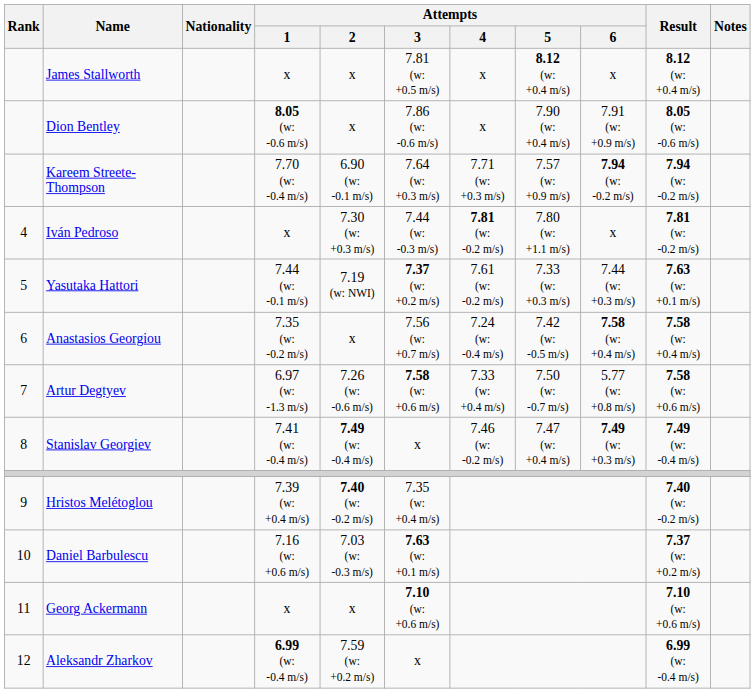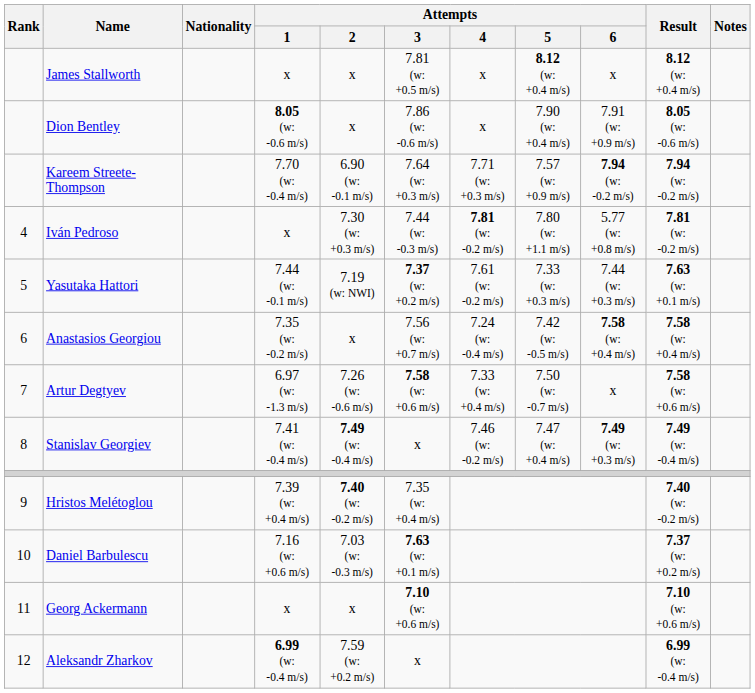(613, 232) x -> (613, 232) 5.77 (w: +0.8 m/s)
(613, 391) 5.77 (w: +0.8 m/s) -> (613, 391) x
